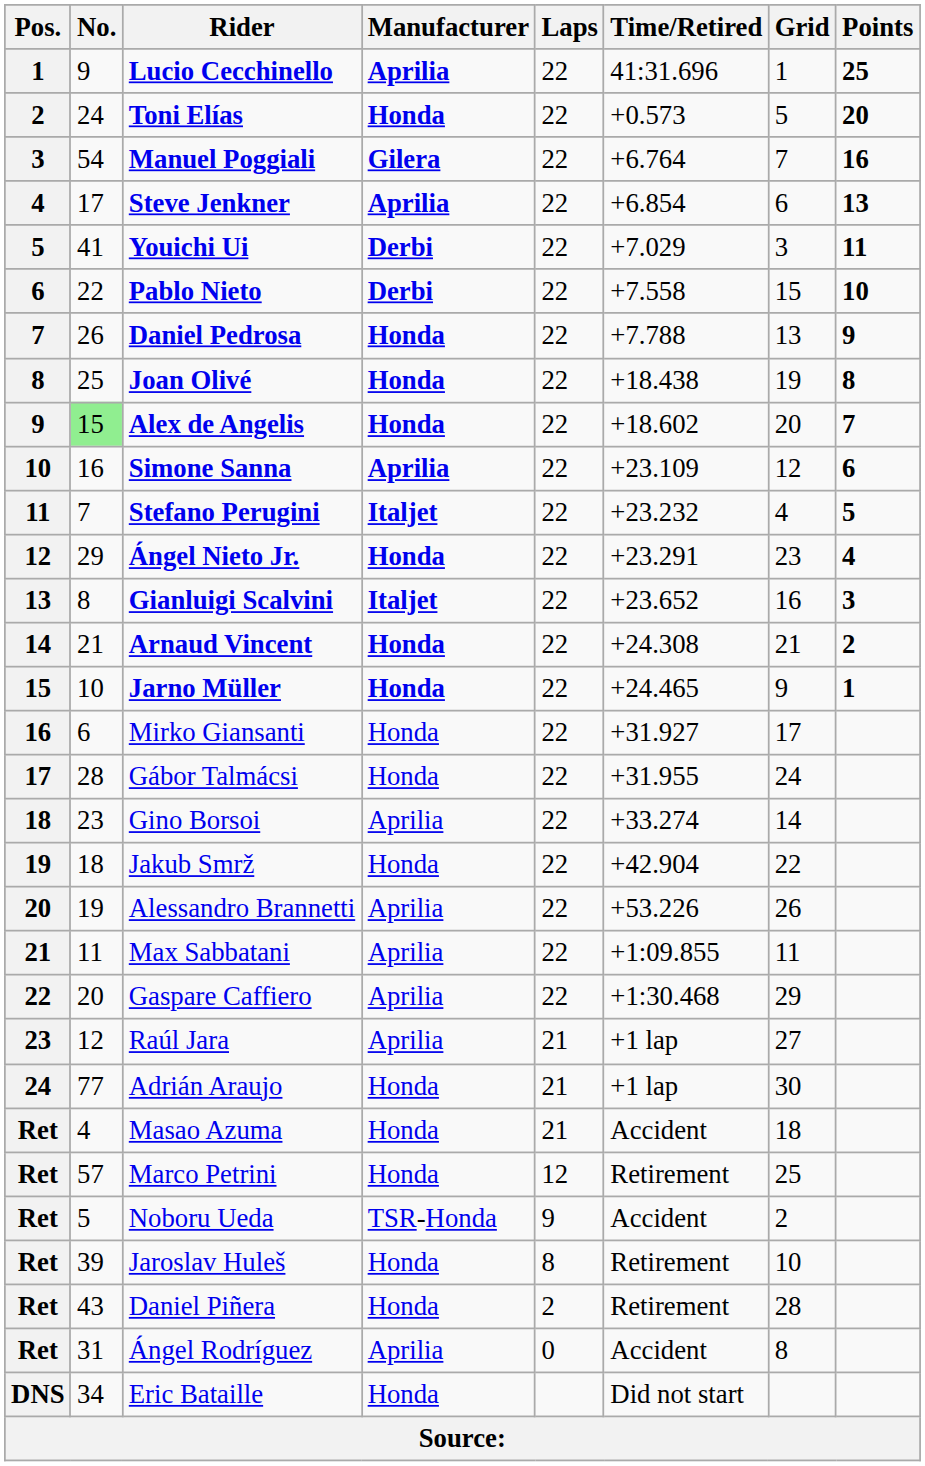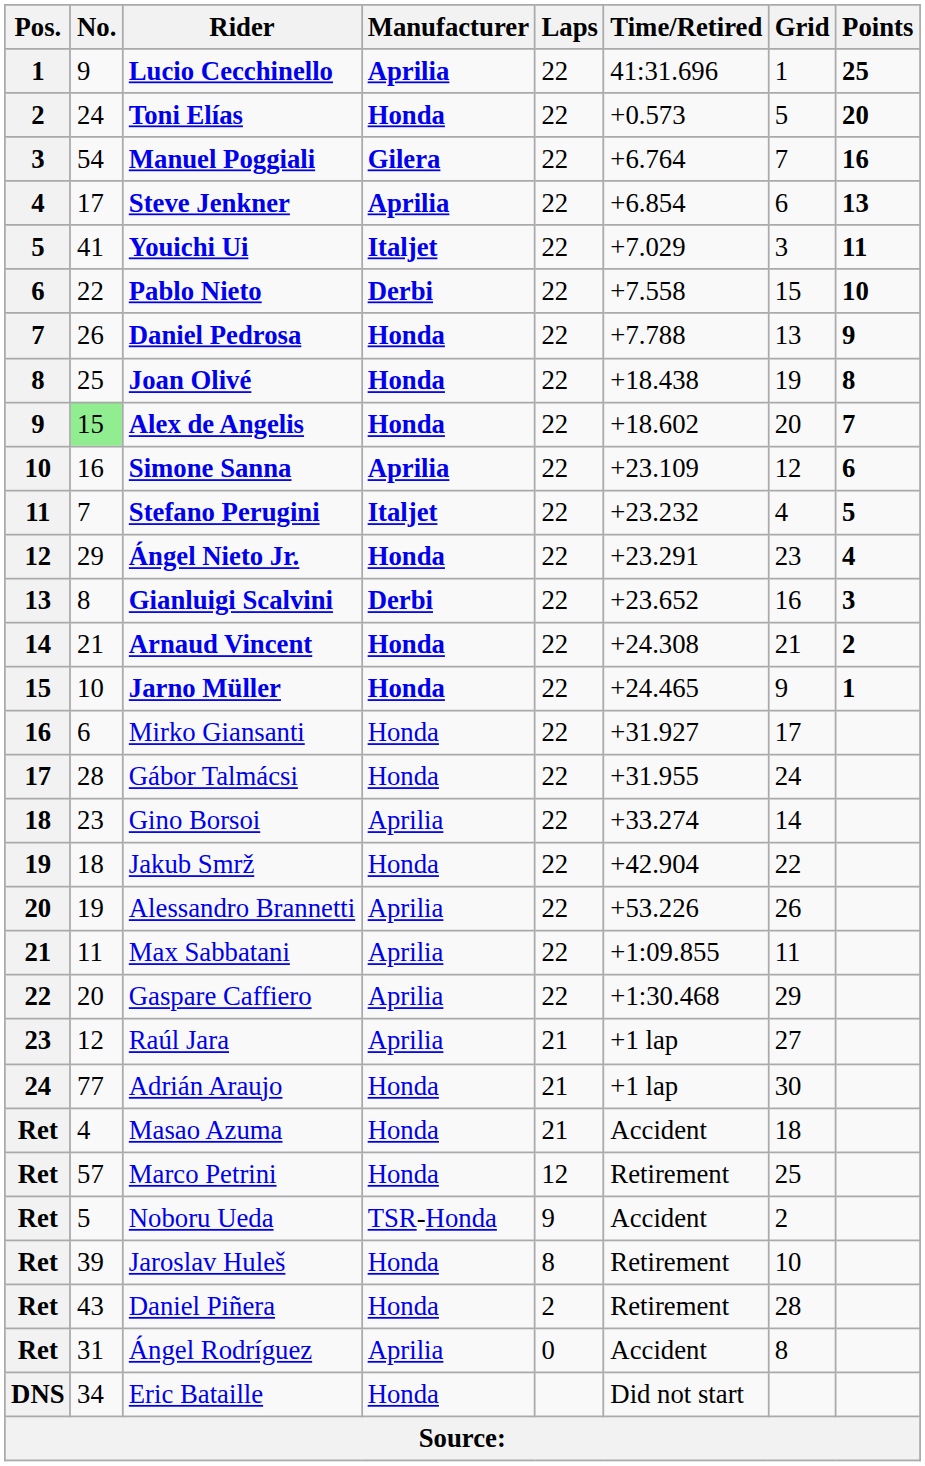(400, 247) Derbi -> (403, 247) Italjet
(403, 600) Italjet -> (400, 600) Derbi
